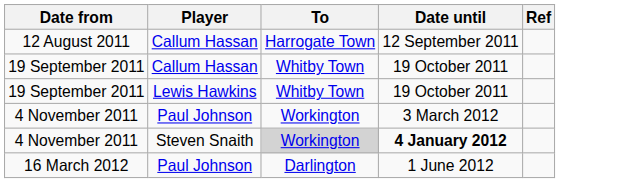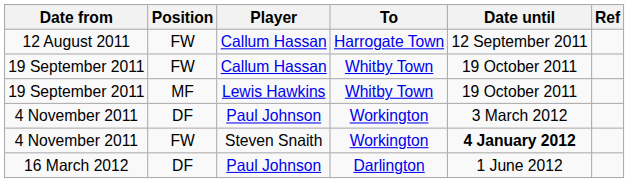+ column: (183, 17)
(320, 141) lightgrey background -> (389, 141) no background
